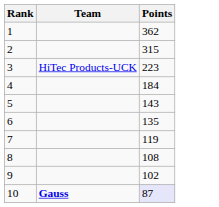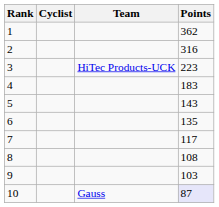+ column: (55, 13)
(150, 49) 315 -> (189, 49) 316
(150, 85) 184 -> (189, 85) 183
(150, 139) 119 -> (189, 139) 117
(150, 175) 102 -> (189, 175) 103
(54, 193) bold -> (91, 193) normal
